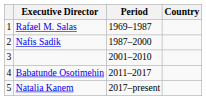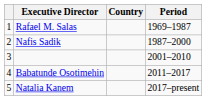columns swapped: (182, 12) <-> (134, 12)
